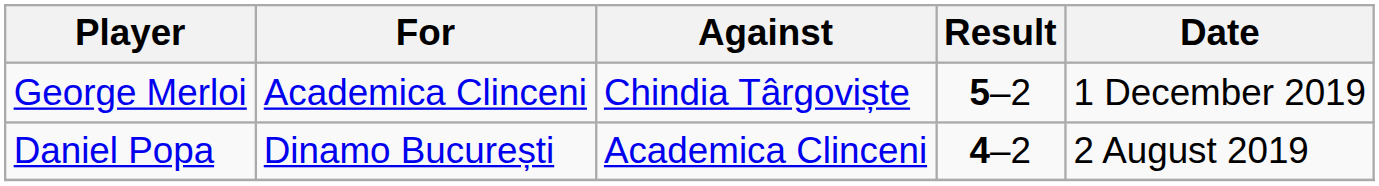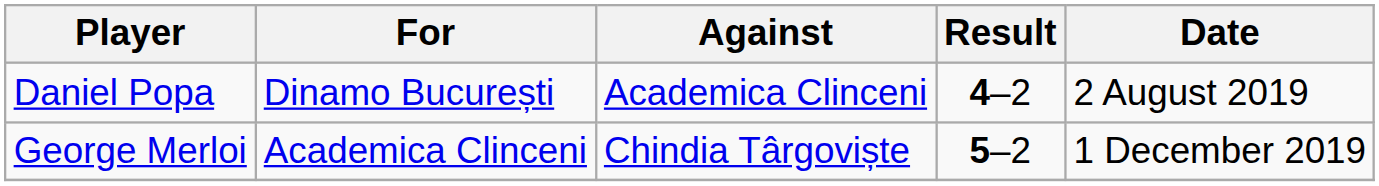rows swapped: (114, 150) <-> (130, 92)
